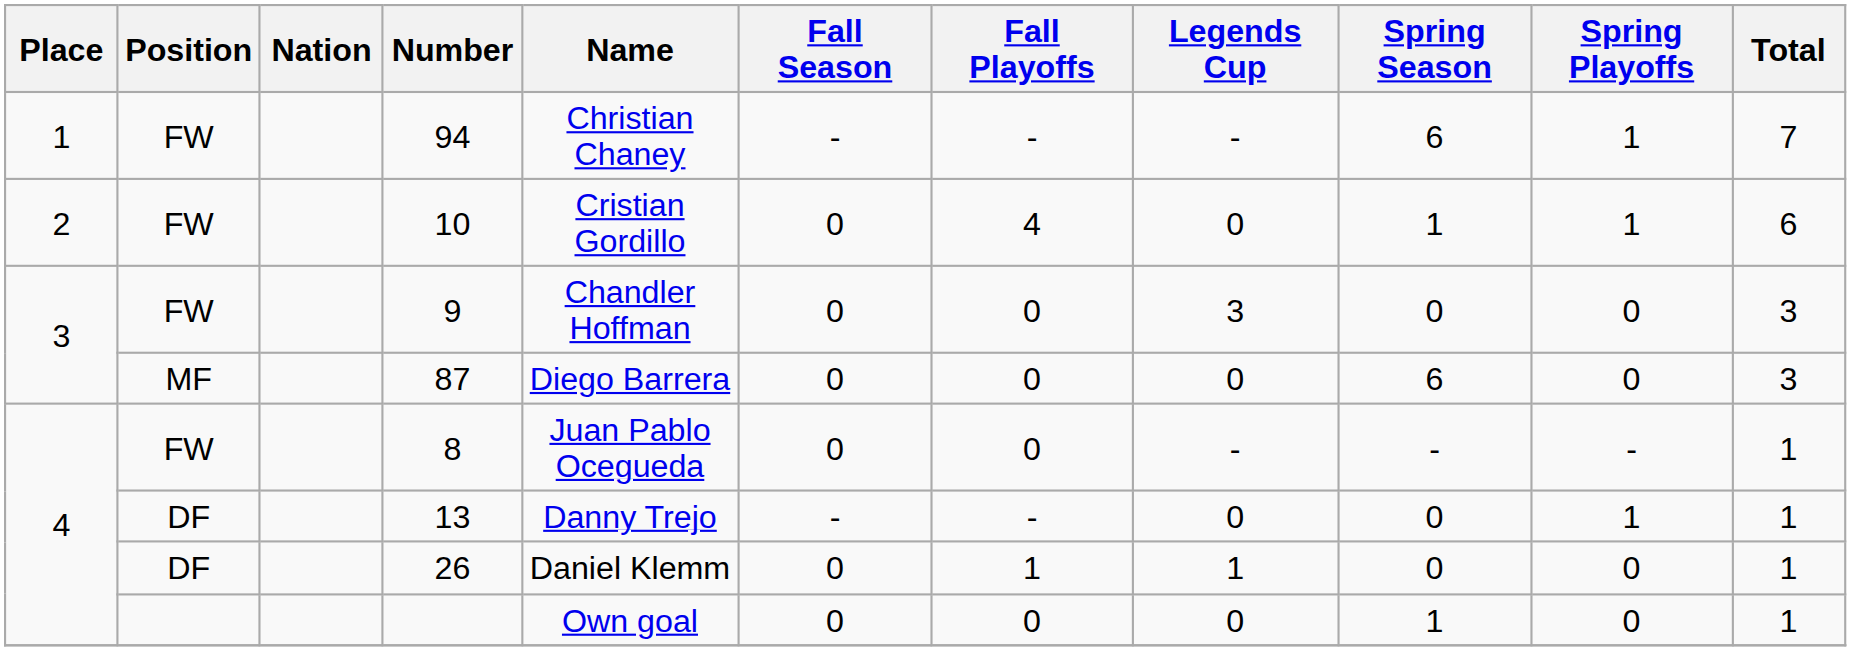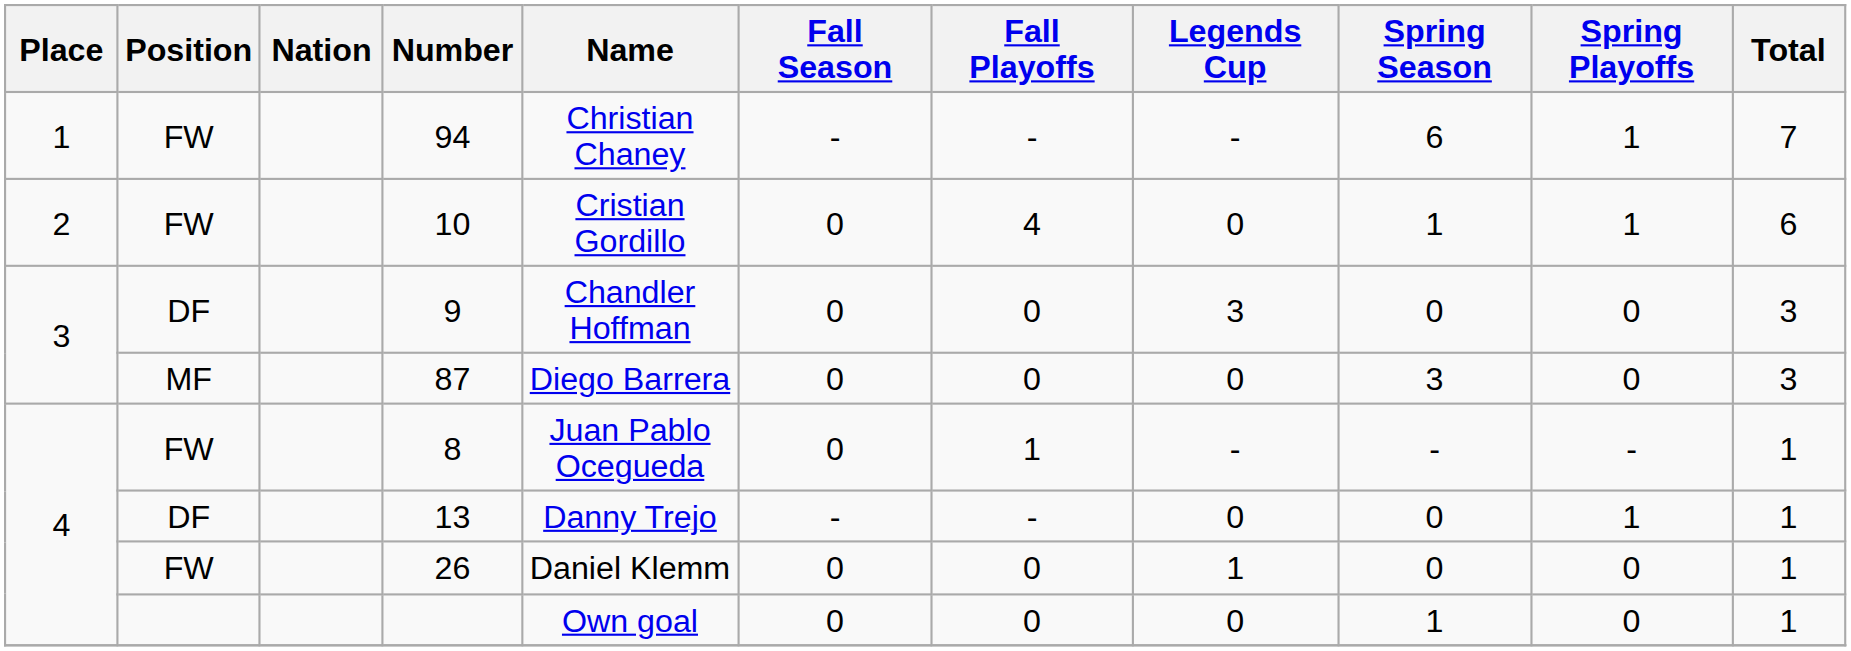(189, 310) FW -> (189, 310) DF
(1435, 379) 6 -> (1435, 379) 3
(1032, 448) 0 -> (1032, 448) 1
(189, 568) DF -> (189, 568) FW
(1032, 568) 1 -> (1032, 568) 0
